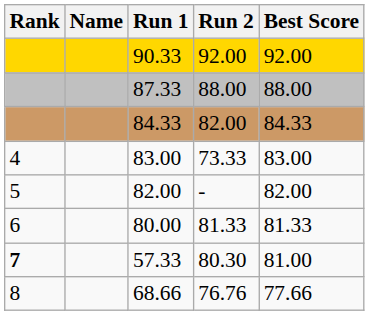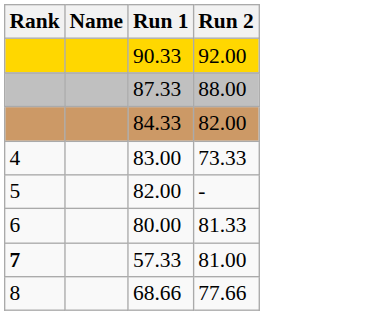- column: (311, 21)
(222, 259) 80.30 -> (222, 259) 81.00
(222, 293) 76.76 -> (222, 293) 77.66
